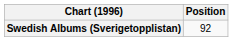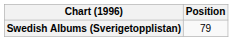(206, 28) 92 -> (206, 28) 79
